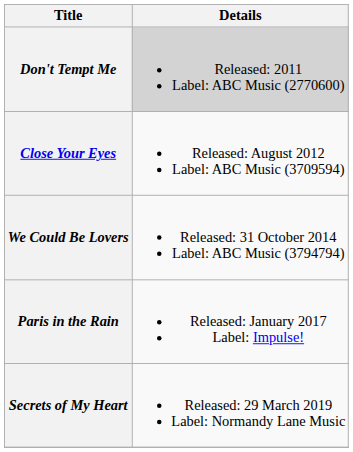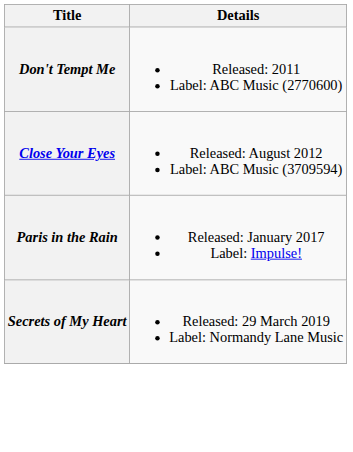(240, 77) lightgrey background -> (238, 77) no background
- row: (68, 237)
